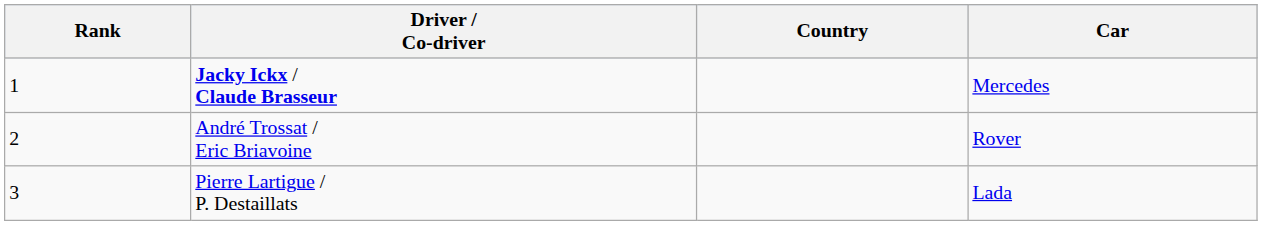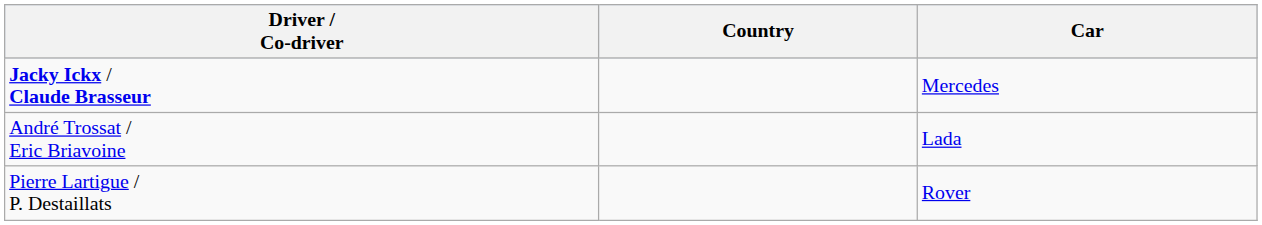- column: (98, 31)
(997, 138) Rover -> (942, 138) Lada
(992, 192) Lada -> (946, 192) Rover
